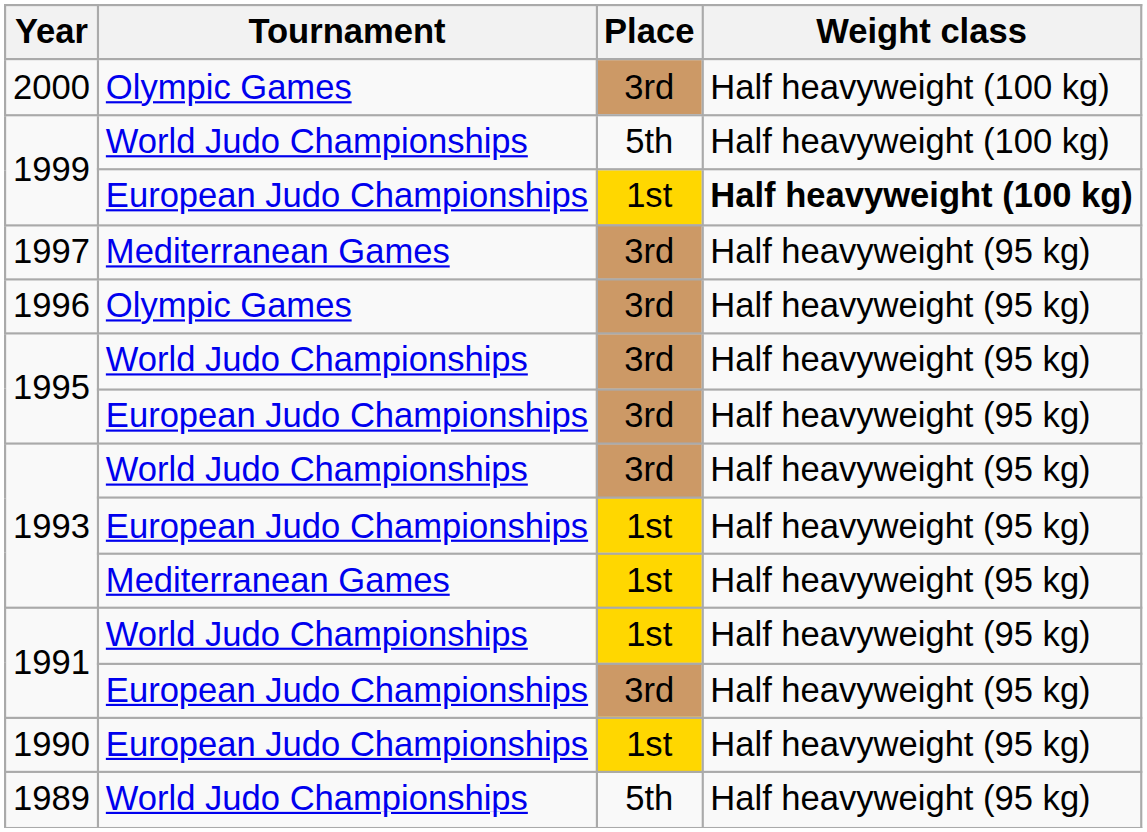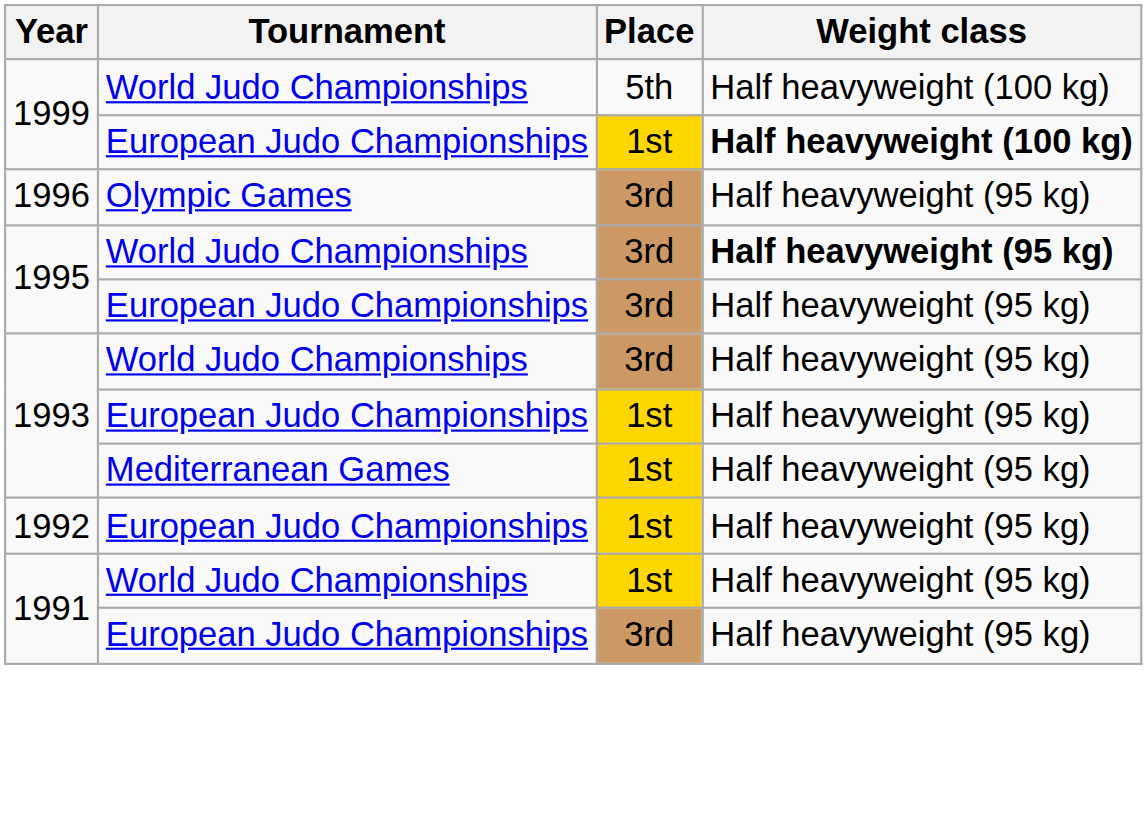- row: (51, 86)
- row: (51, 251)
(900, 360) normal -> (912, 251) bold
+ row: (51, 525)
- row: (51, 744)
- row: (51, 799)
